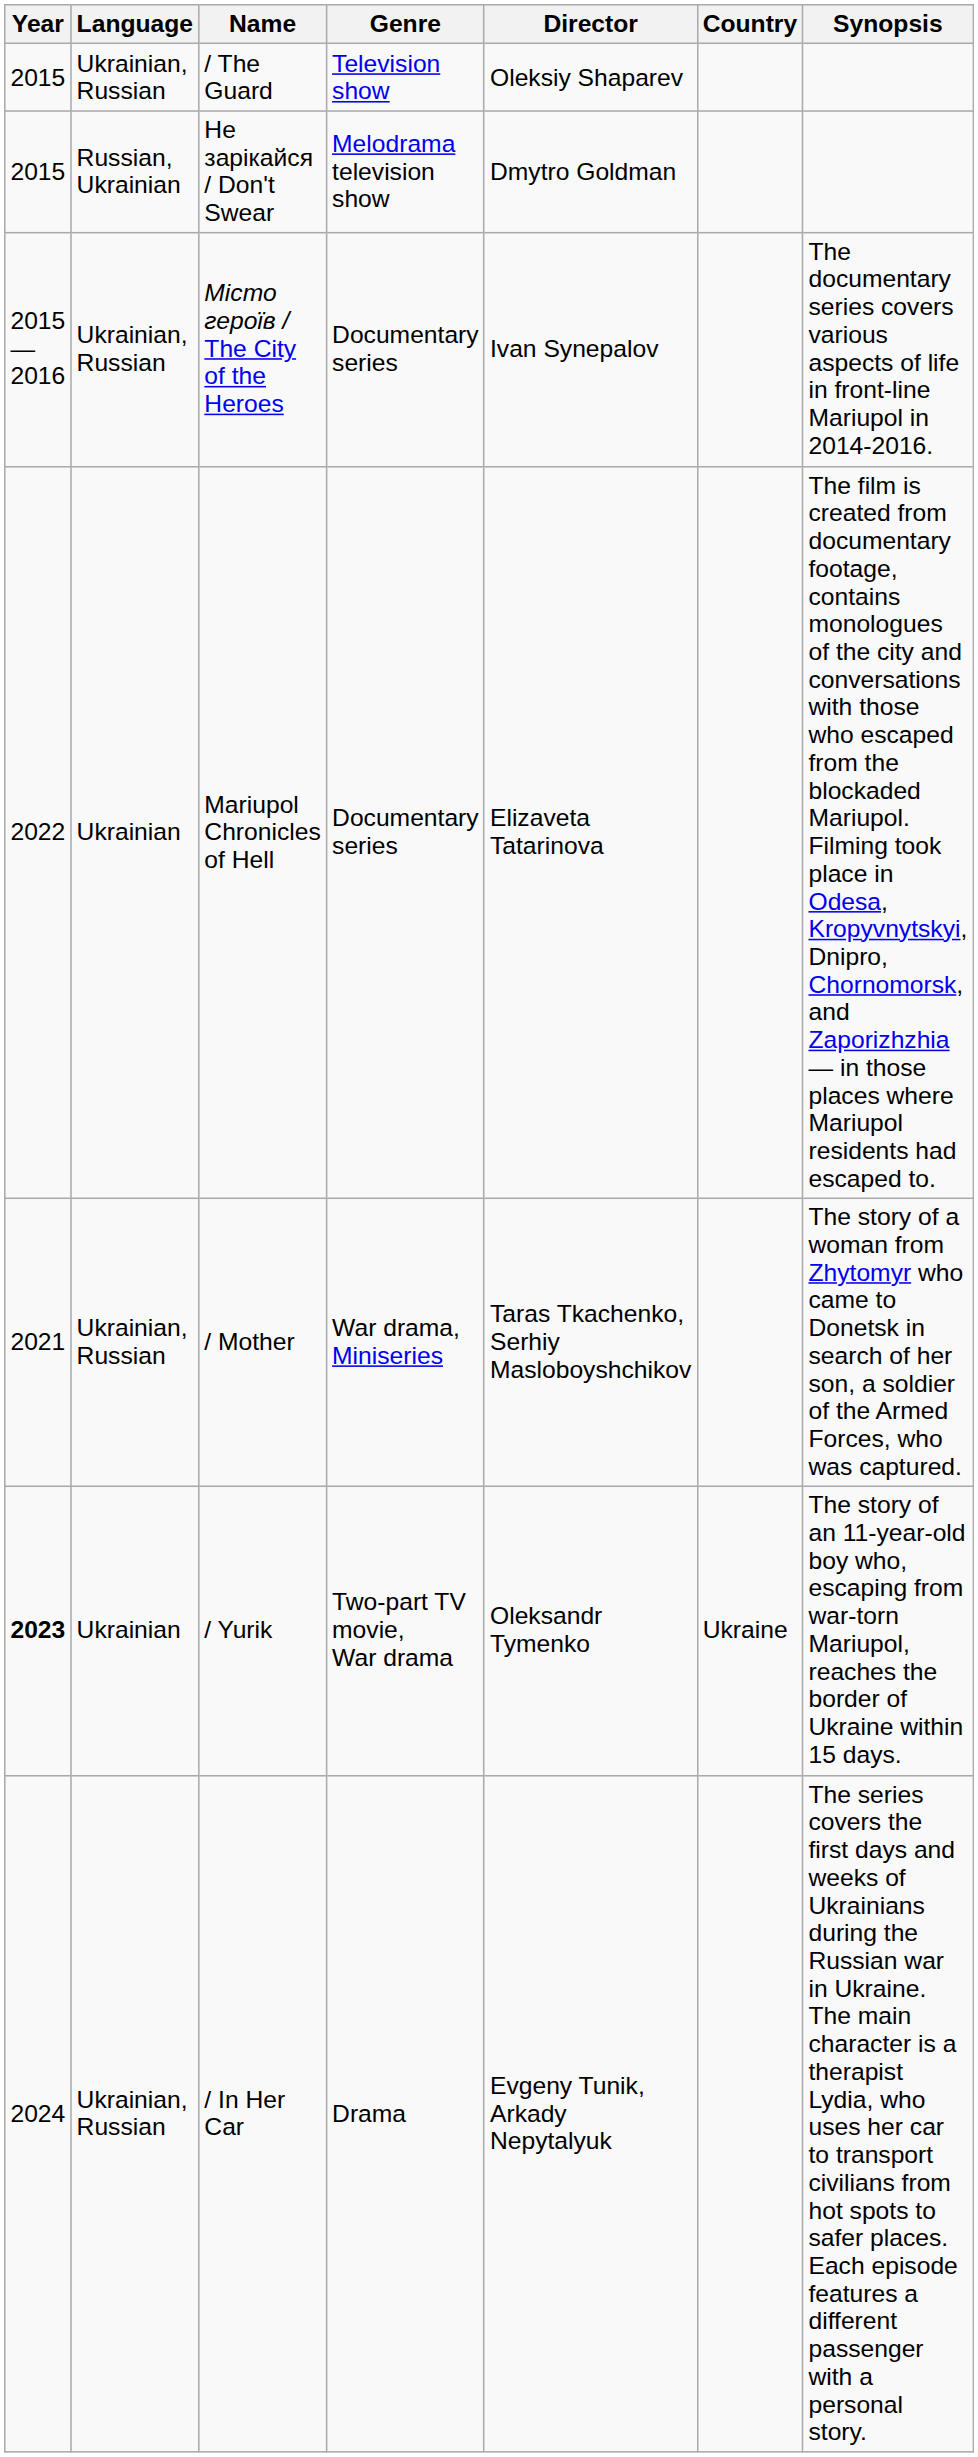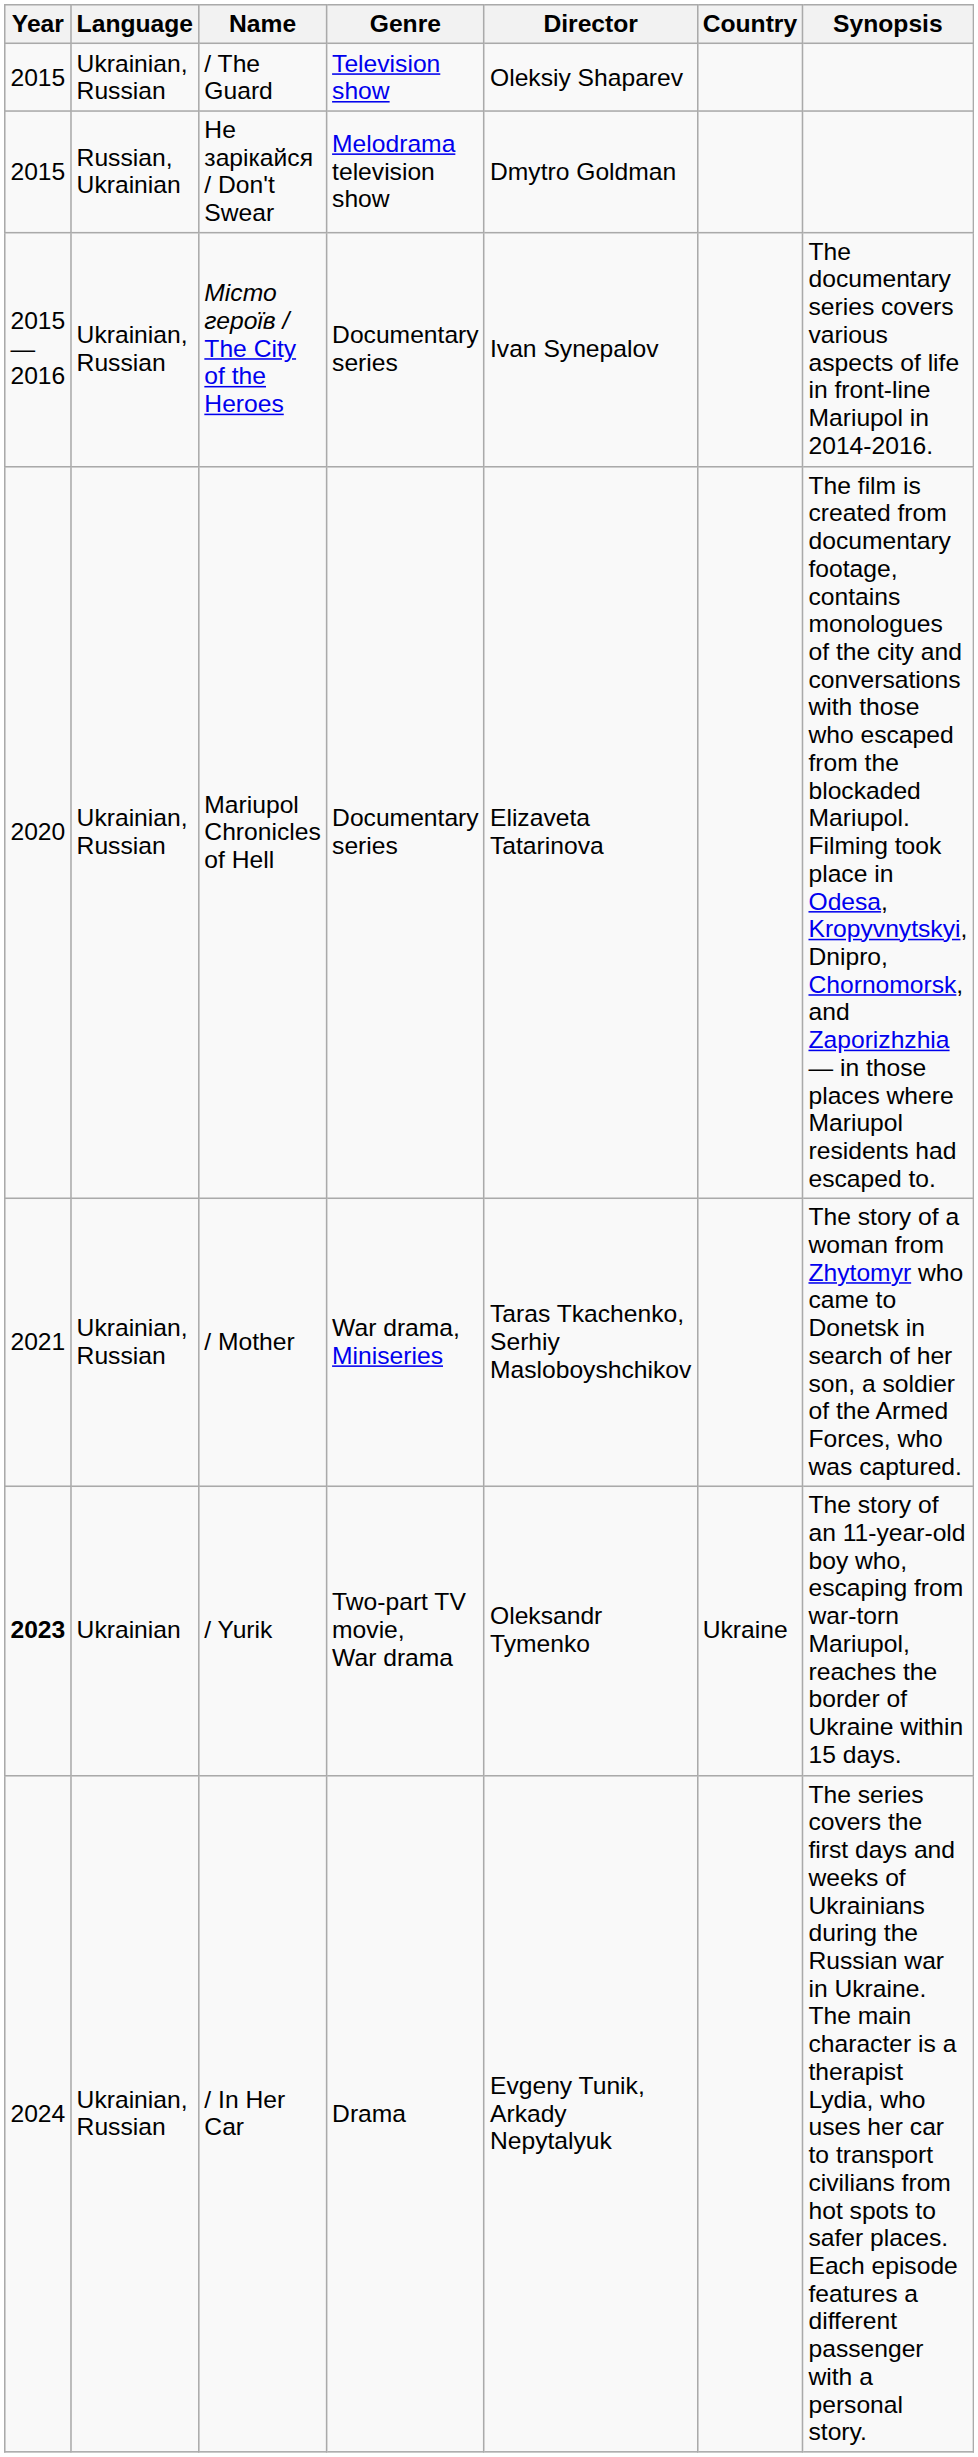(38, 831) 2022 -> (38, 831) 2020
(129, 831) Ukrainian -> (132, 831) Ukrainian, Russian
